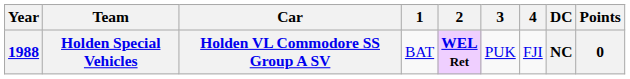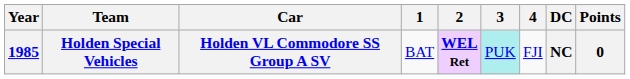(24, 52) 1988 -> (24, 52) 1985
(500, 52) no background -> (500, 52) paleturquoise background
